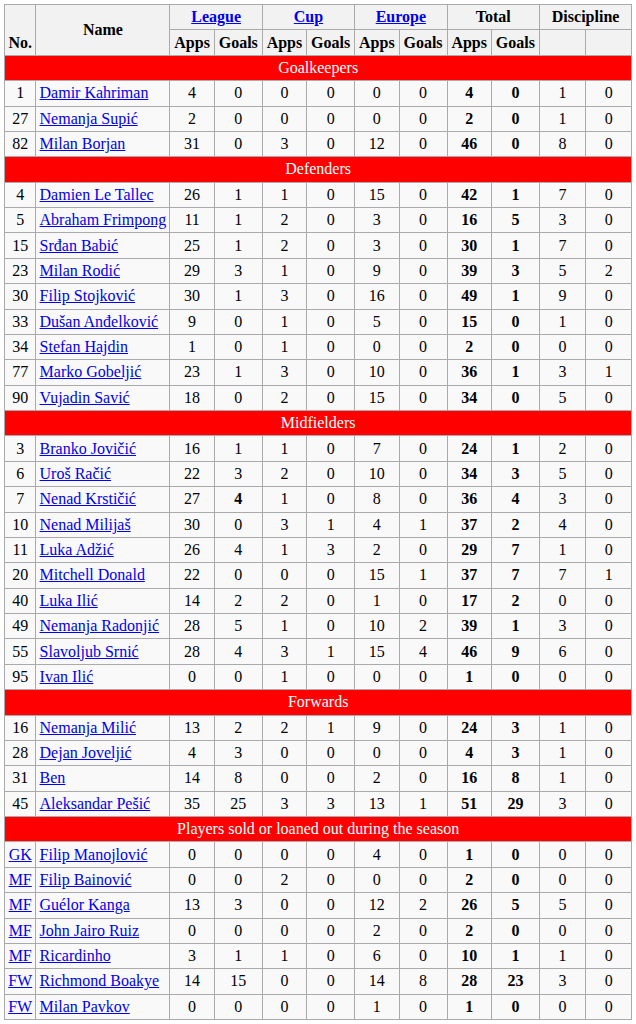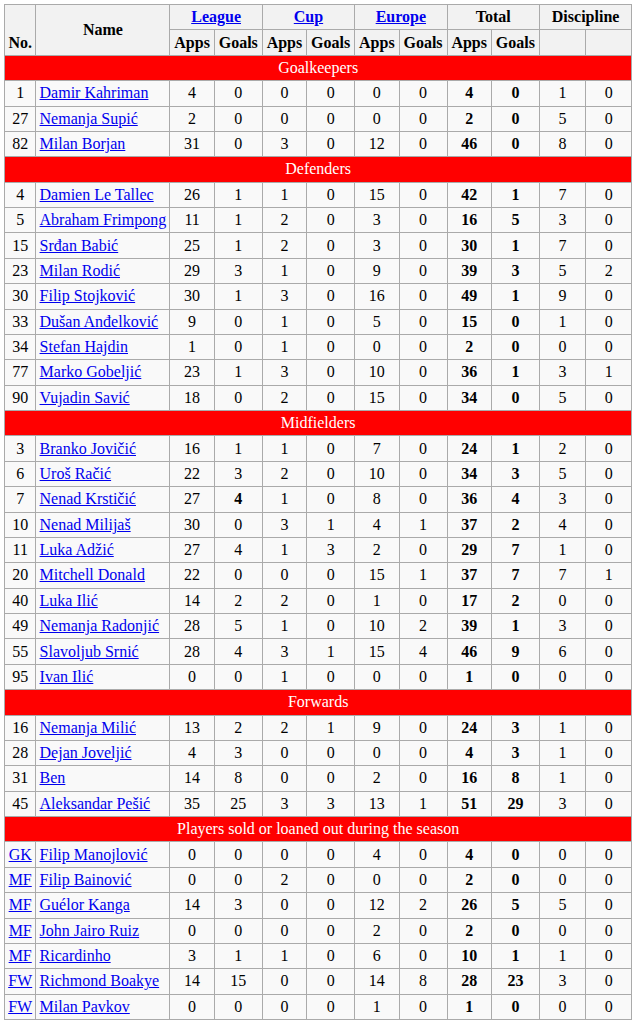(562, 118) 1 -> (562, 118) 5
(192, 550) 26 -> (192, 550) 27
(469, 854) 1 -> (469, 854) 4
(192, 905) 13 -> (192, 905) 14
